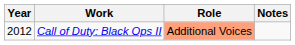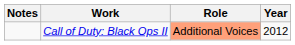columns swapped: (19, 13) <-> (273, 13)
